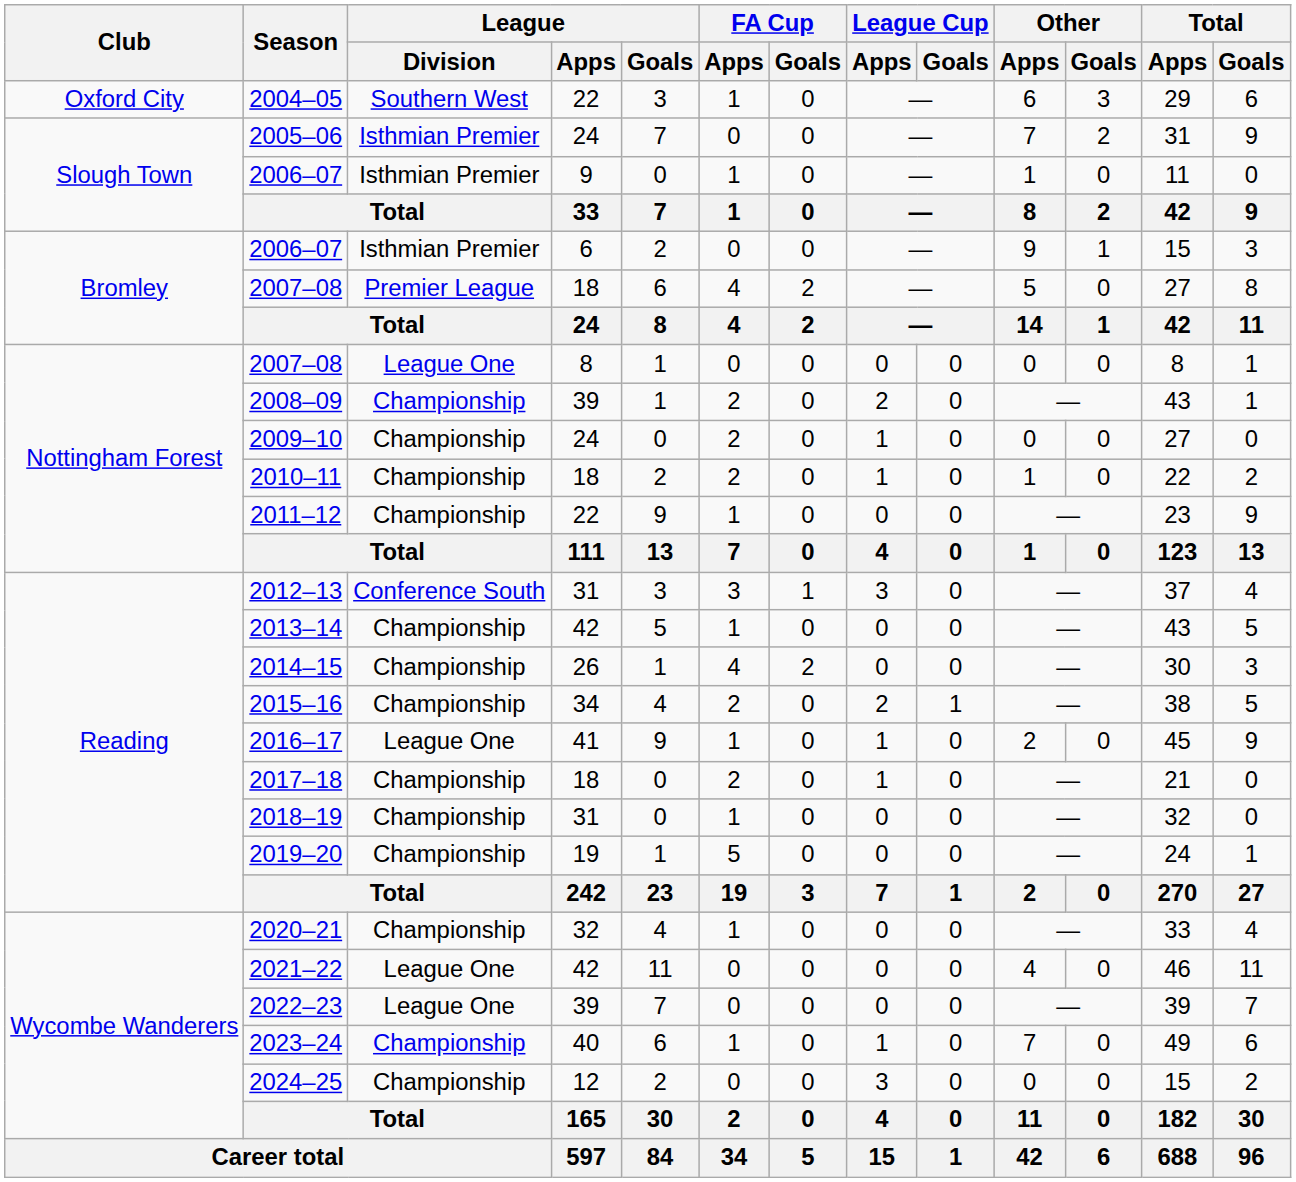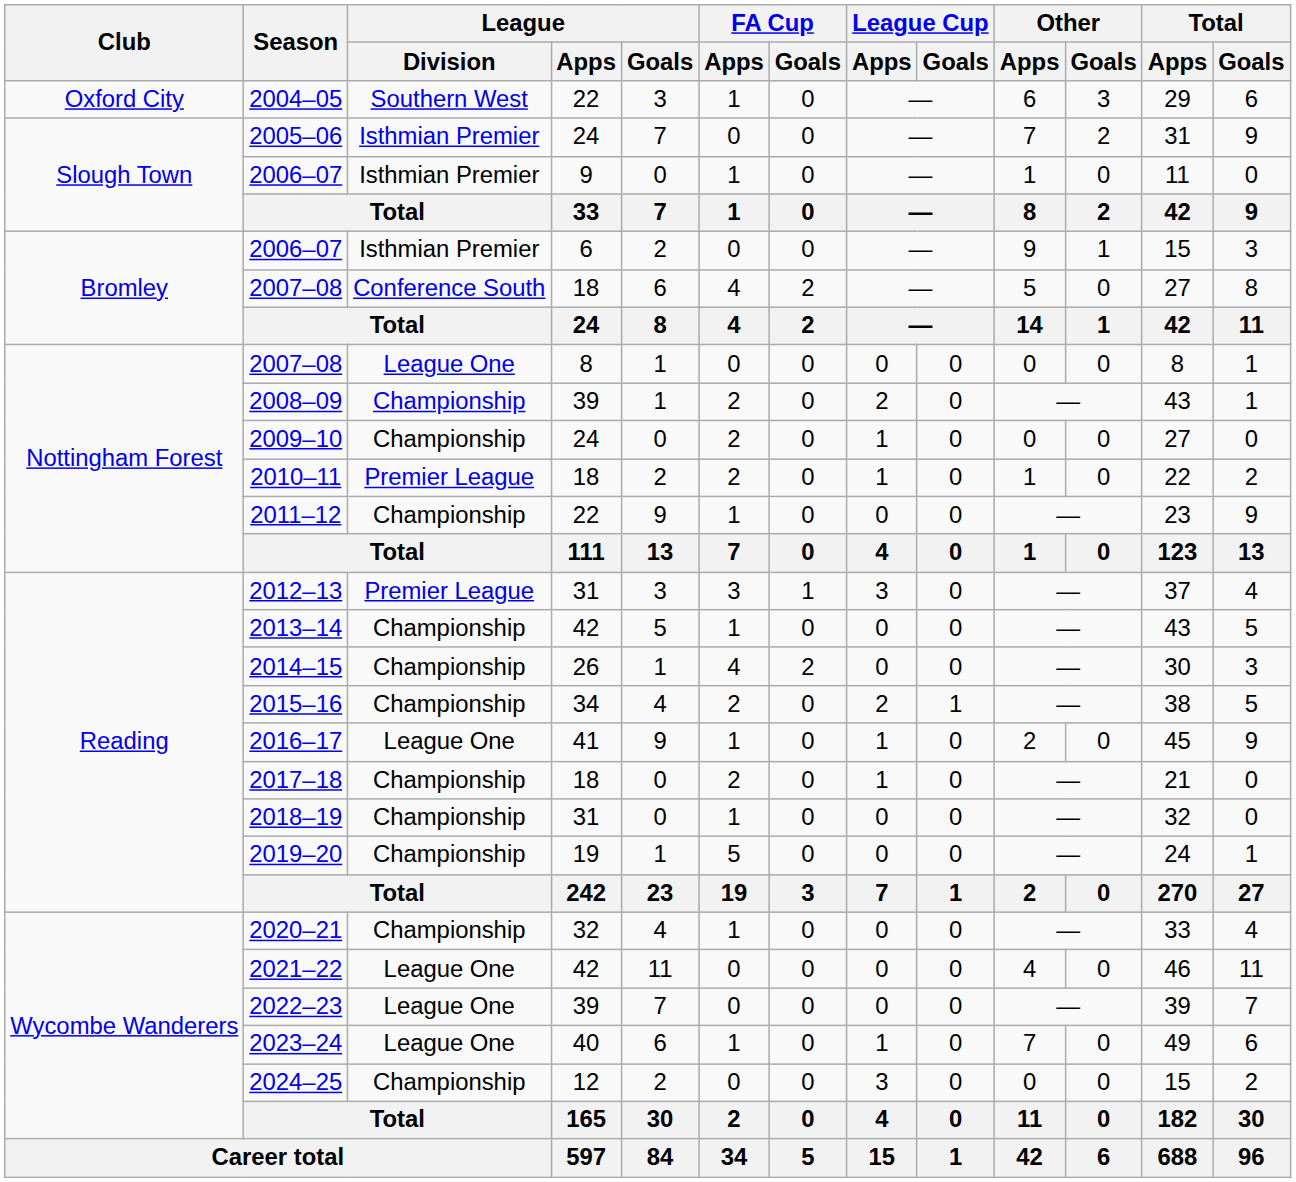(449, 288) Premier League -> (449, 288) Conference South
(449, 477) Championship -> (449, 477) Premier League
(449, 590) Conference South -> (449, 590) Premier League
(449, 1044) Championship -> (449, 1044) League One
